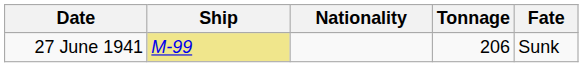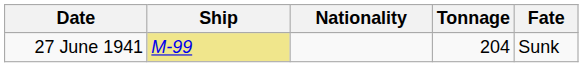(495, 47) 206 -> (495, 47) 204
